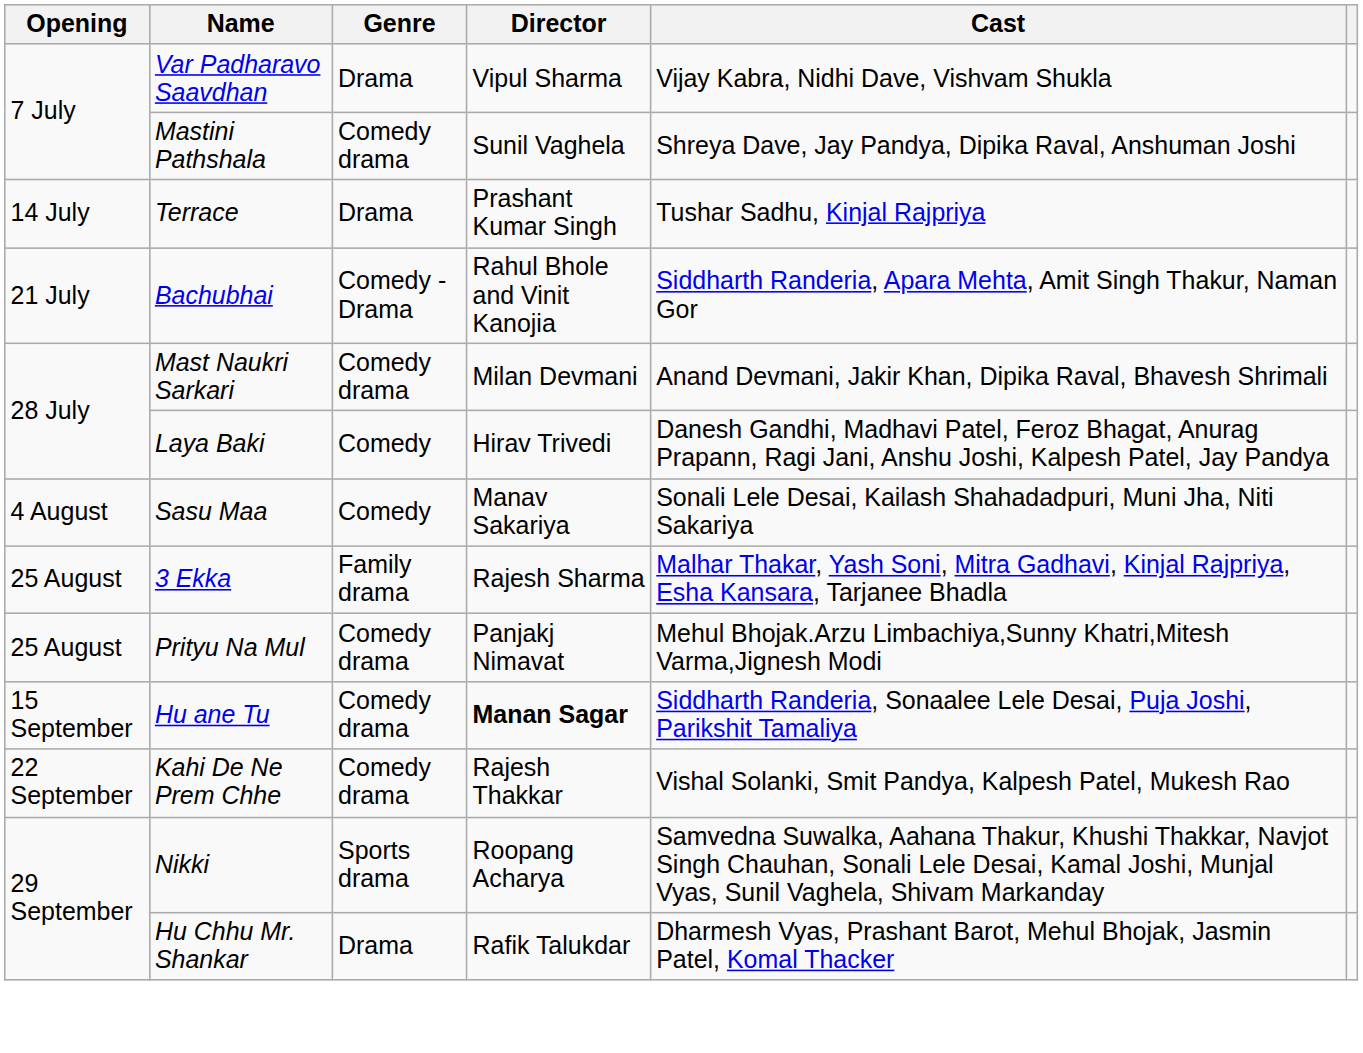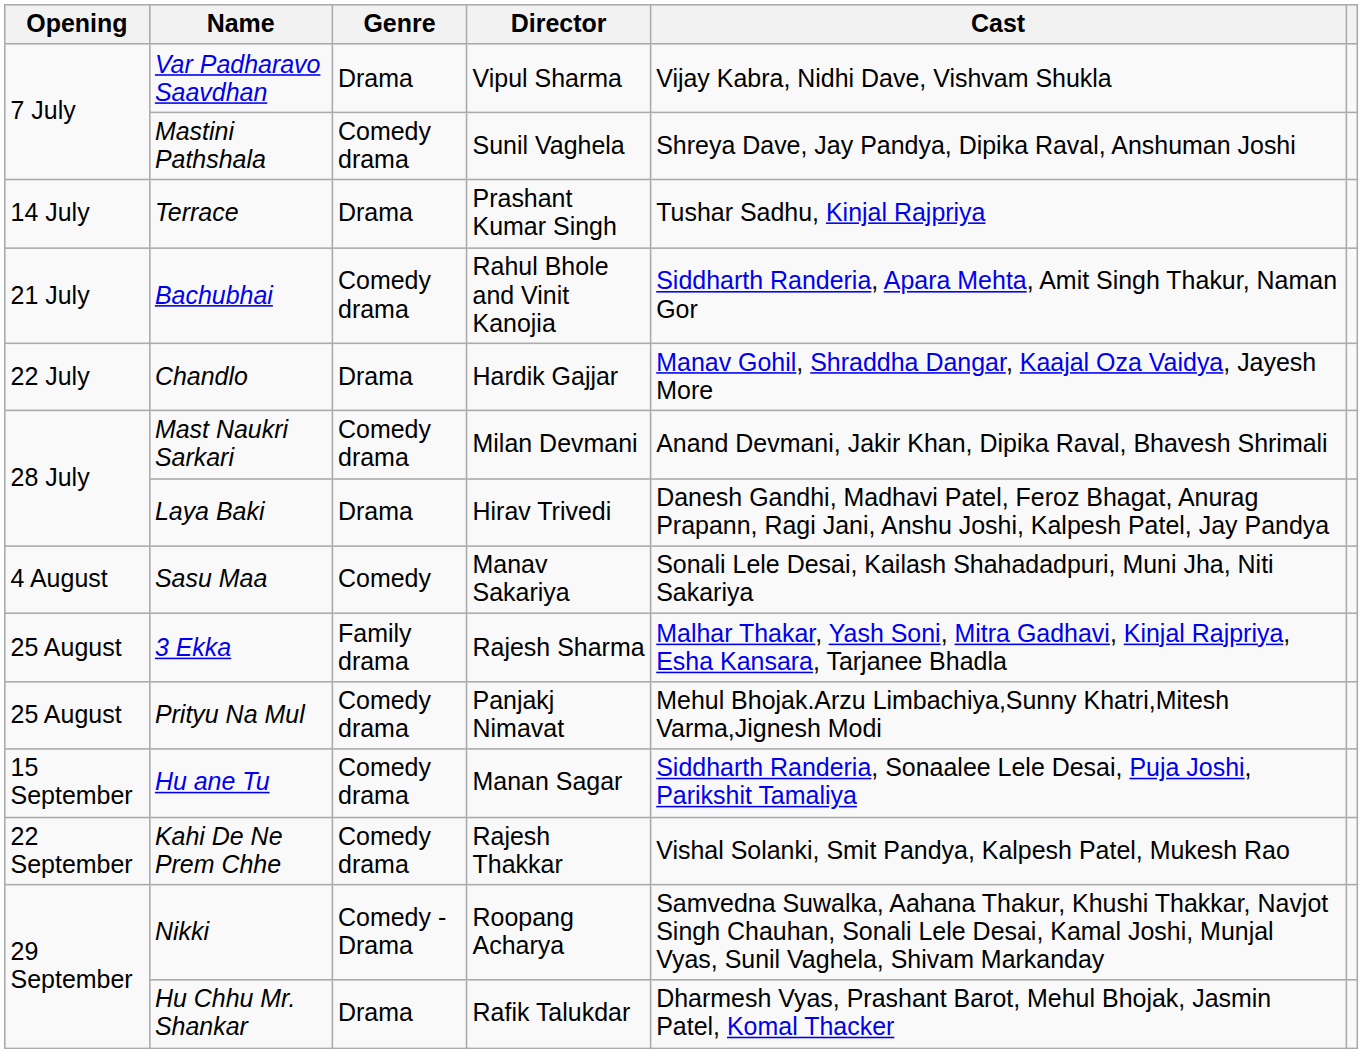(392, 294) Comedy - Drama -> (384, 294) Comedy drama
+ row: (201, 376)
(384, 444) Comedy -> (375, 511) Drama
(550, 714) bold -> (547, 782) normal
(374, 864) Sports drama -> (392, 932) Comedy - Drama
